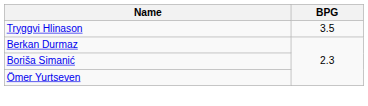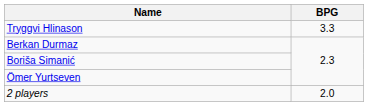(327, 28) 3.5 -> (327, 28) 3.3
+ row: (27, 93)
